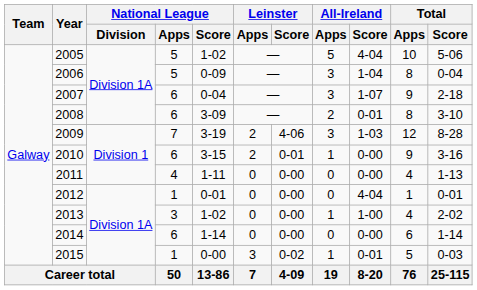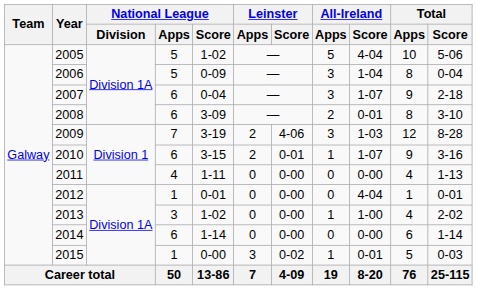(370, 154) 0-00 -> (370, 154) 1-07
